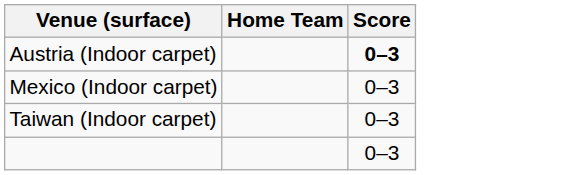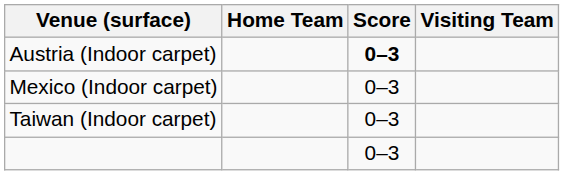+ column: (487, 20)
